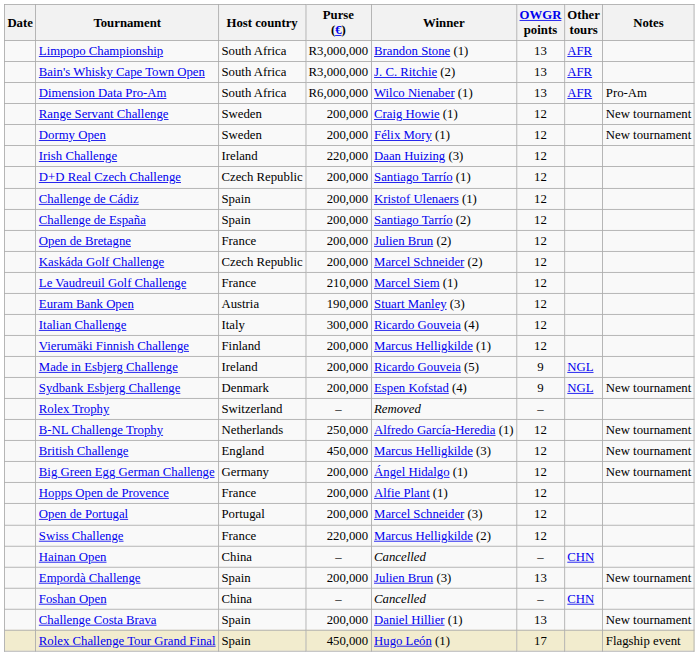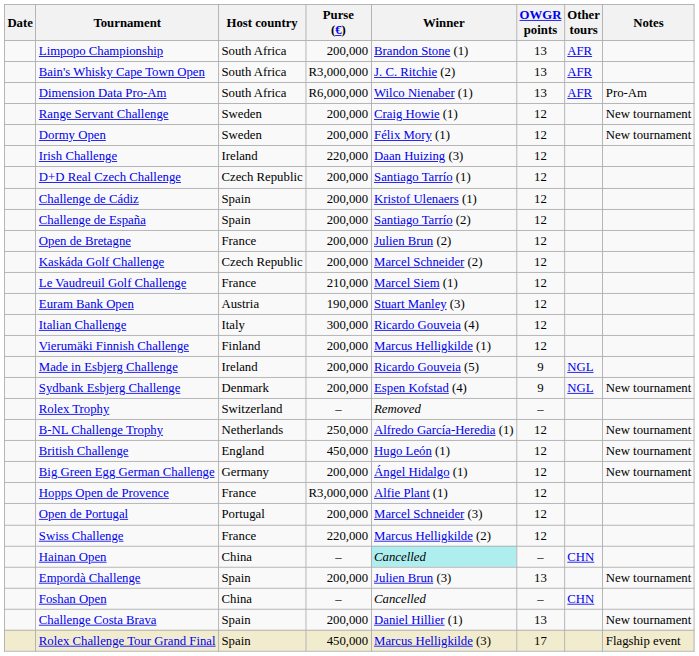(338, 51) R3,000,000 -> (347, 51) 200,000
(433, 451) Marcus Helligkilde (3) -> (412, 451) Hugo León (1)
(347, 493) 200,000 -> (338, 493) R3,000,000
(400, 556) no background -> (400, 556) paleturquoise background
(412, 640) Hugo León (1) -> (433, 640) Marcus Helligkilde (3)
